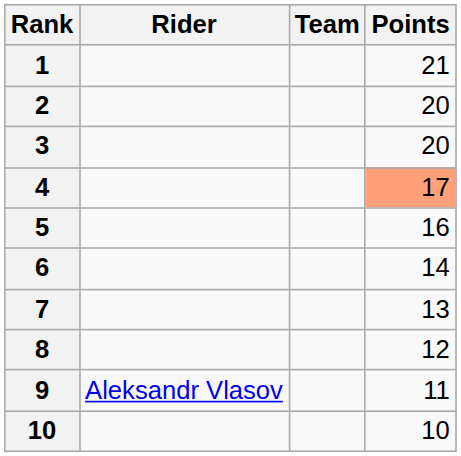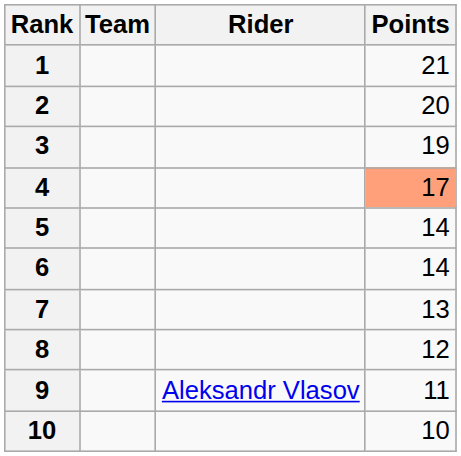columns swapped: (184, 24) <-> (327, 24)
(435, 146) 20 -> (435, 146) 19
(435, 227) 16 -> (435, 227) 14
